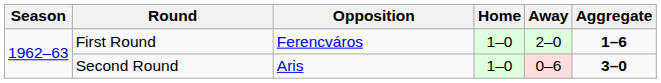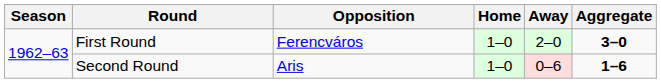(614, 41) 1–6 -> (614, 41) 3–0
(614, 66) 3–0 -> (614, 66) 1–6
